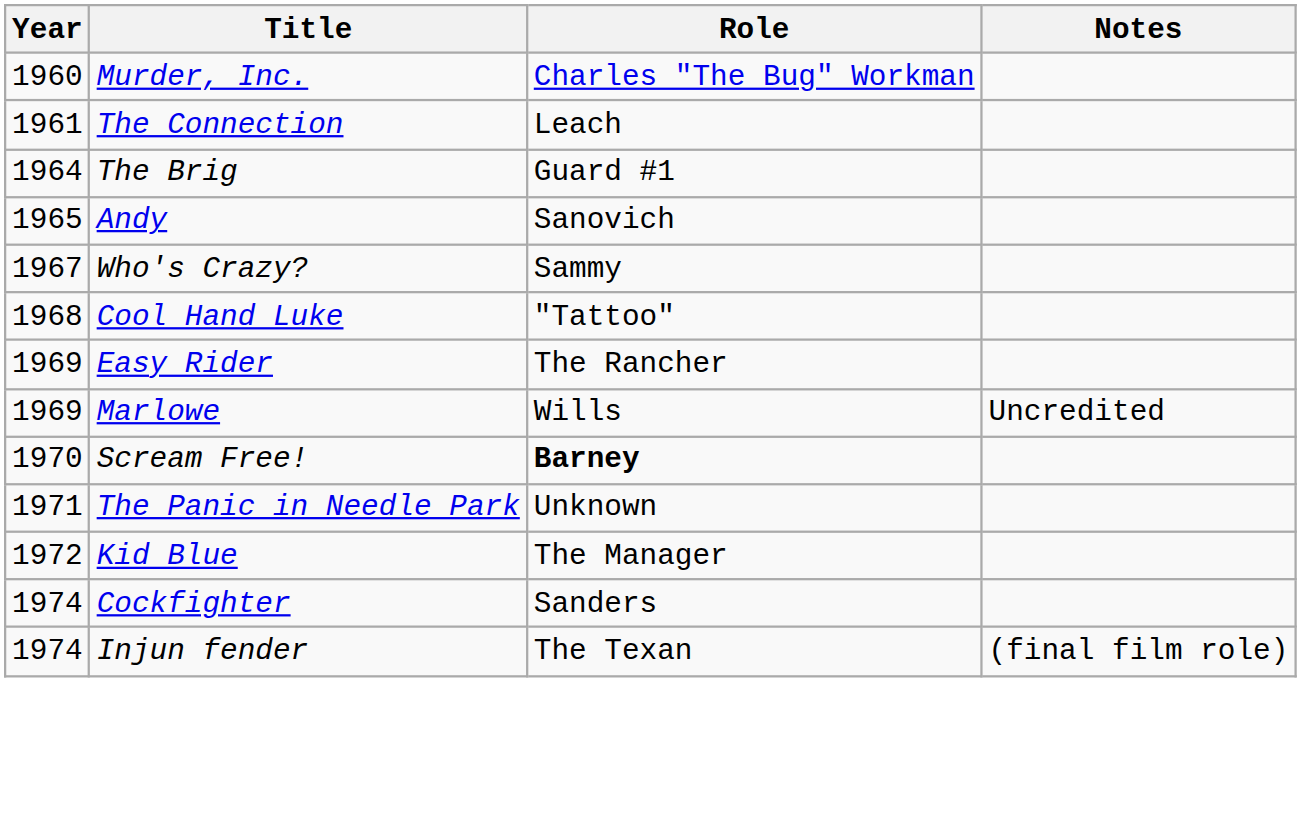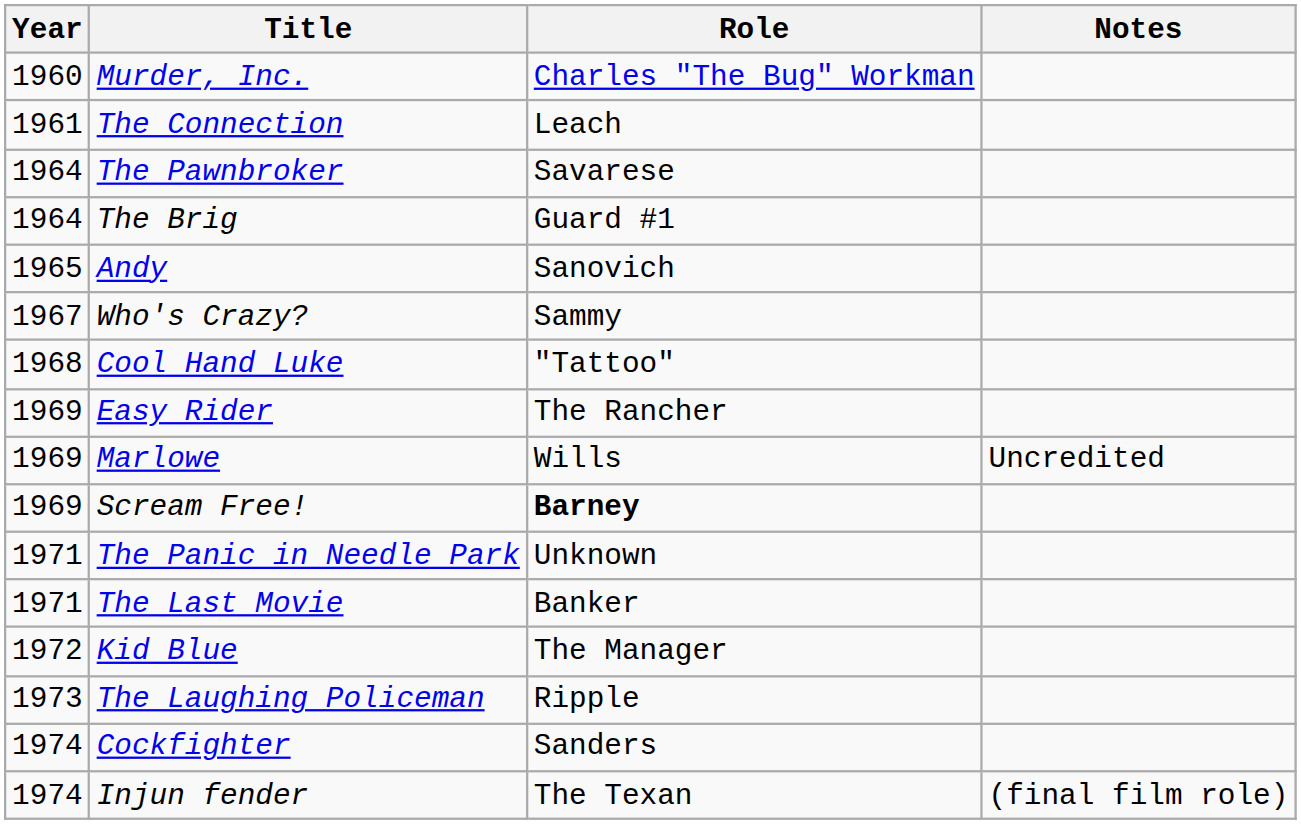+ row: (220, 173)
(47, 460) 1970 -> (47, 508) 1969
+ row: (220, 604)
+ row: (291, 699)
